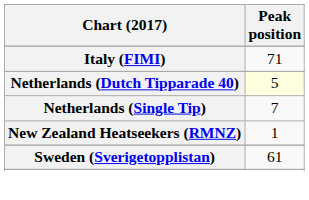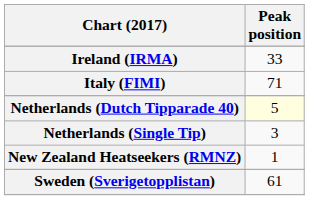+ row: (125, 58)
(275, 108) 7 -> (275, 132) 3
